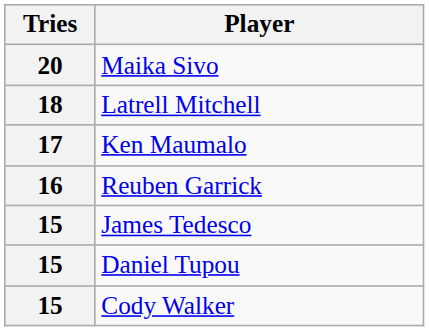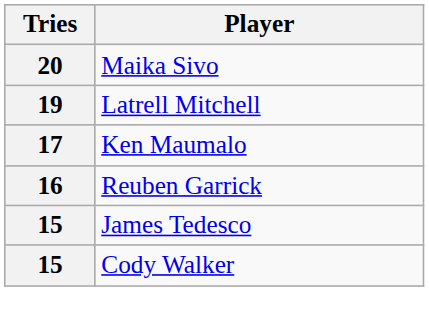(50, 104) 18 -> (50, 104) 19
- row: (170, 265)
